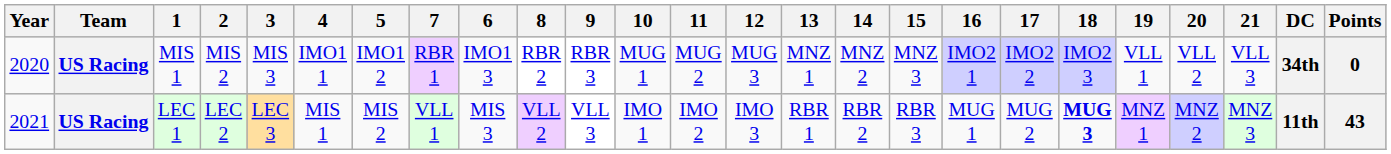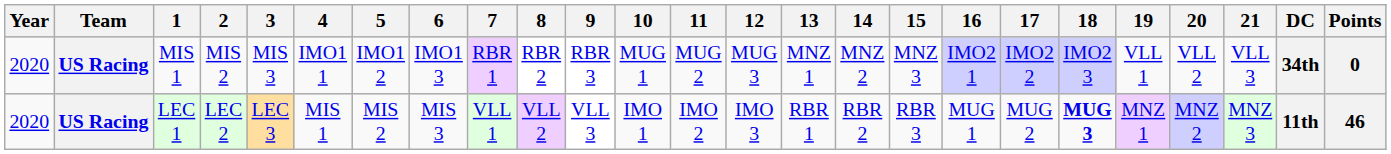columns swapped: (488, 20) <-> (434, 20)
(29, 121) 2021 -> (29, 121) 2020
(1355, 121) 43 -> (1355, 121) 46
